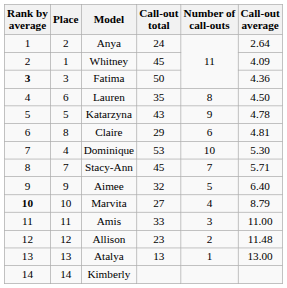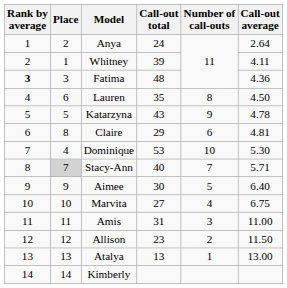(159, 61) 45 -> (159, 61) 39
(260, 61) 4.09 -> (260, 61) 4.11
(159, 79) 50 -> (159, 79) 48
(66, 168) no background -> (66, 168) lightgrey background
(159, 168) 45 -> (159, 168) 40
(159, 185) 32 -> (159, 185) 30
(27, 203) bold -> (27, 203) normal
(260, 203) 8.79 -> (260, 203) 6.75
(159, 221) 33 -> (159, 221) 31
(260, 239) 11.48 -> (260, 239) 11.50
